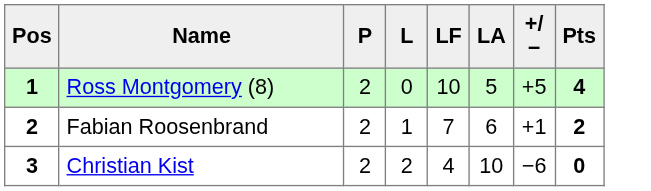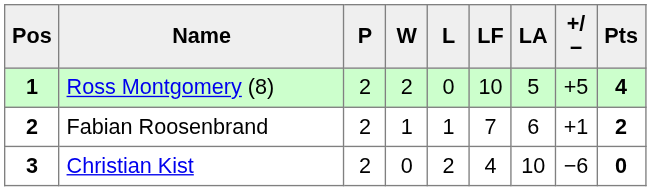+ column: (407, 36)
